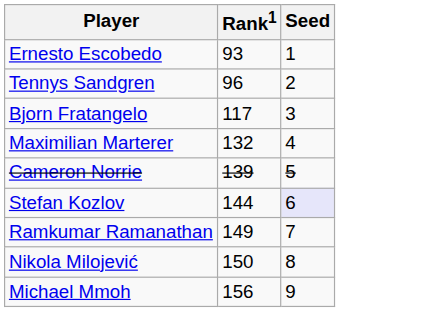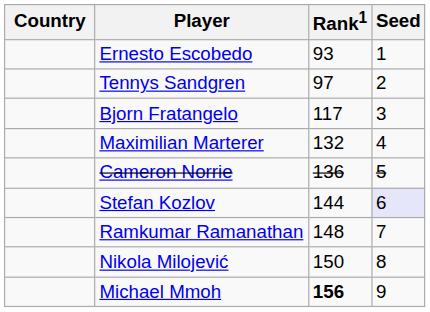+ column: (50, 21)
(233, 83) 96 -> (323, 83) 97
(238, 172) 139 -> (328, 172) 136
(238, 232) 149 -> (328, 232) 148
(238, 291) normal -> (328, 291) bold
